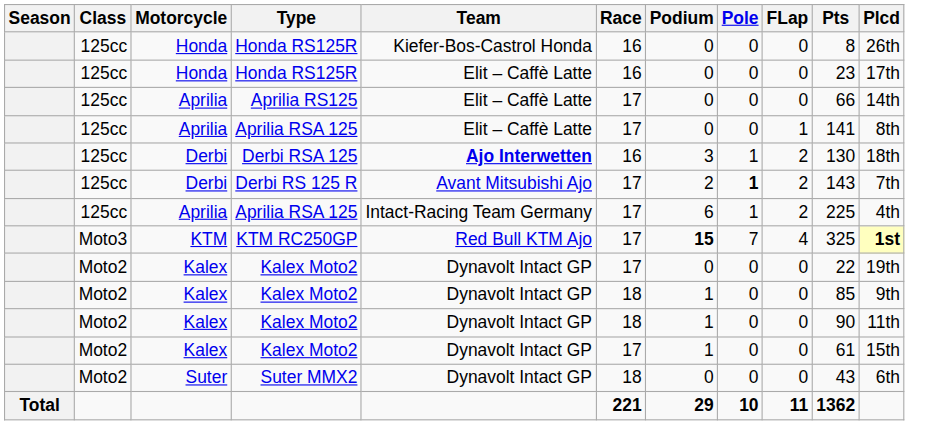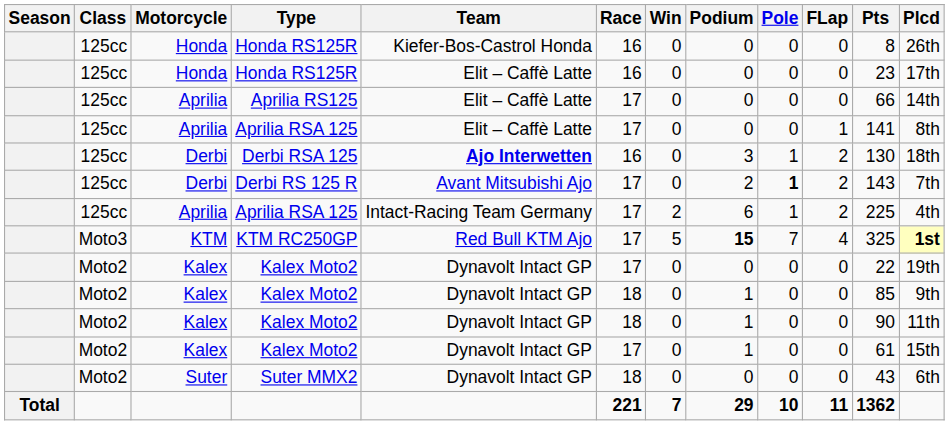+ column: (666, 18)
